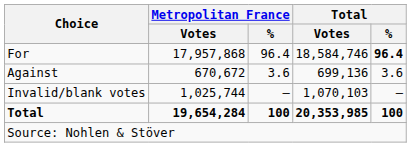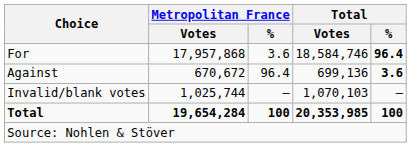(275, 54) 96.4 -> (279, 54) 3.6
(279, 73) 3.6 -> (275, 73) 96.4
(392, 73) normal -> (392, 73) bold
